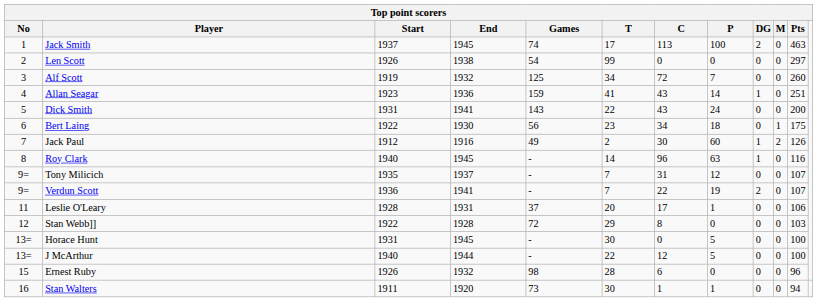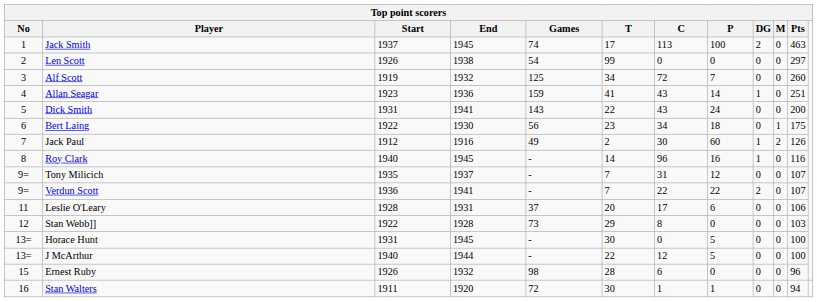(715, 158) 63 -> (715, 158) 16
(715, 191) 19 -> (715, 191) 22
(713, 207) 1 -> (713, 207) 6
(533, 223) 72 -> (533, 223) 73
(533, 288) 73 -> (533, 288) 72
